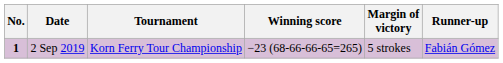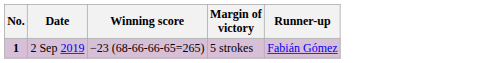- column: (166, 21)
